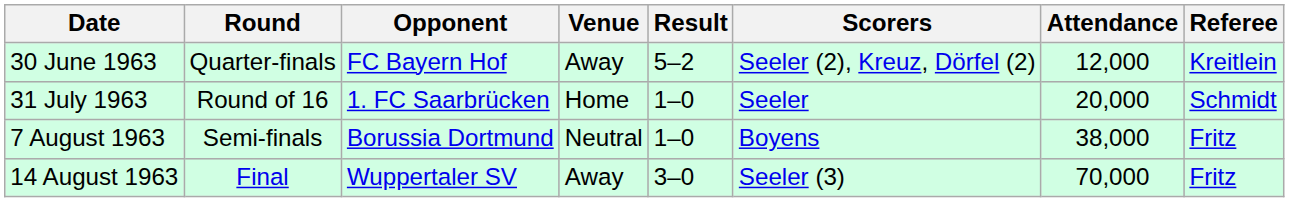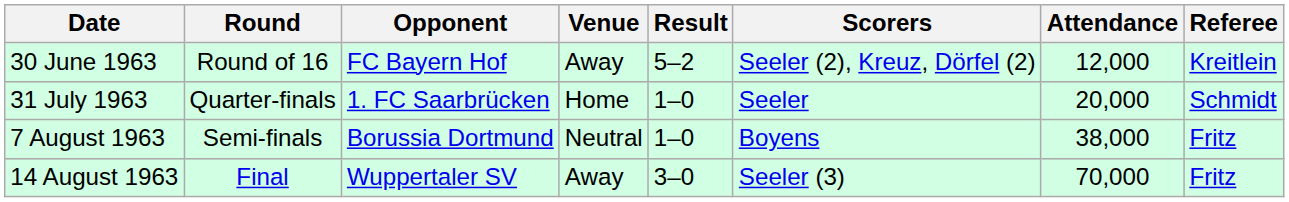(263, 61) Quarter-finals -> (263, 61) Round of 16
(263, 100) Round of 16 -> (263, 100) Quarter-finals
